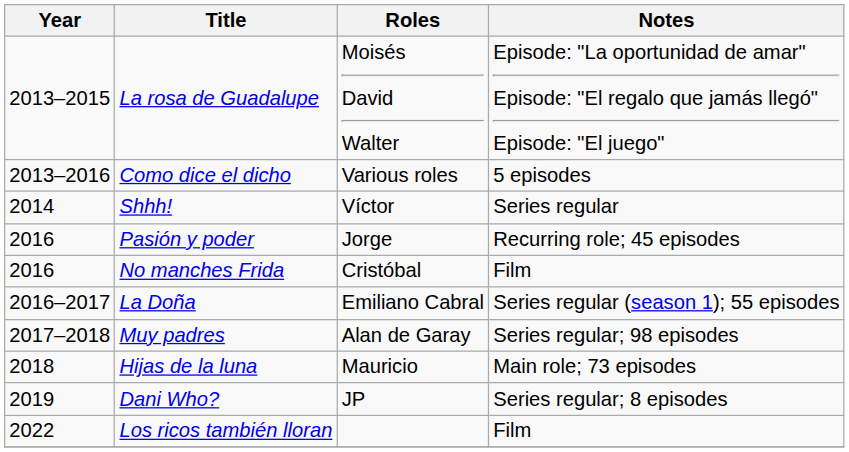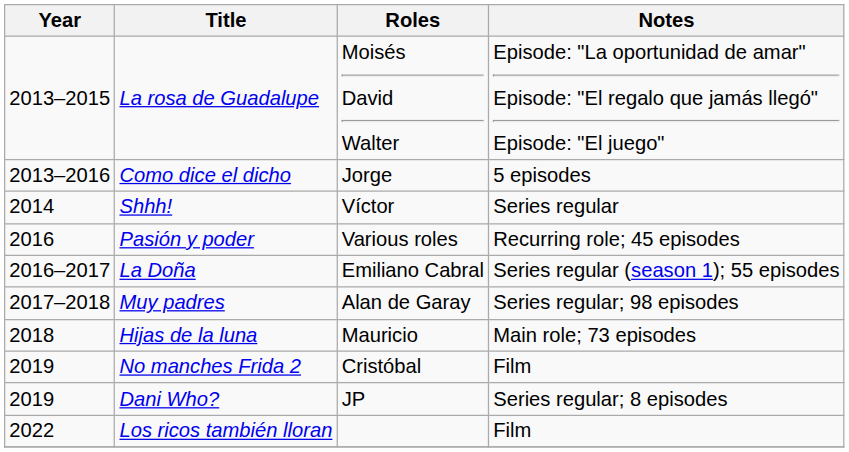(400, 175) Various roles -> (367, 175) Jorge
(367, 239) Jorge -> (400, 239) Various roles
- row: (202, 271)
+ row: (210, 366)
